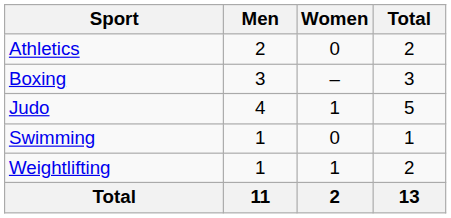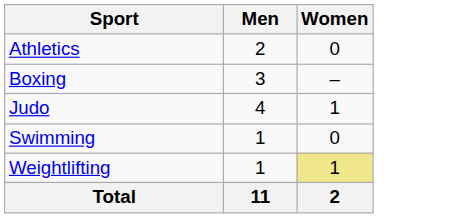- column: (409, 19)
(335, 167) no background -> (335, 167) khaki background
